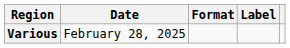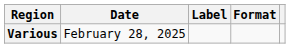columns swapped: (213, 14) <-> (258, 14)
